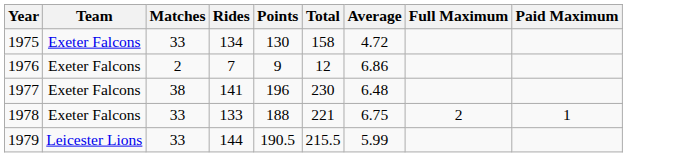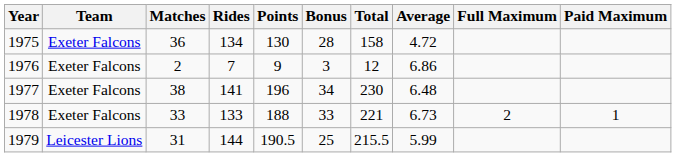+ column: (326, 16)
(178, 41) 33 -> (178, 41) 36
(375, 115) 6.75 -> (423, 115) 6.73
(178, 139) 33 -> (178, 139) 31
